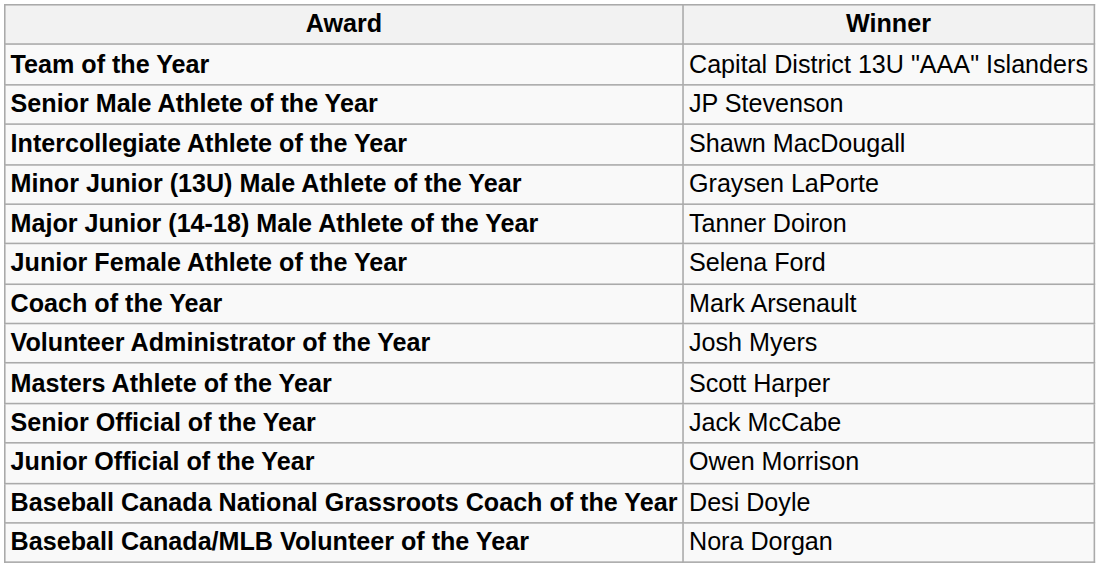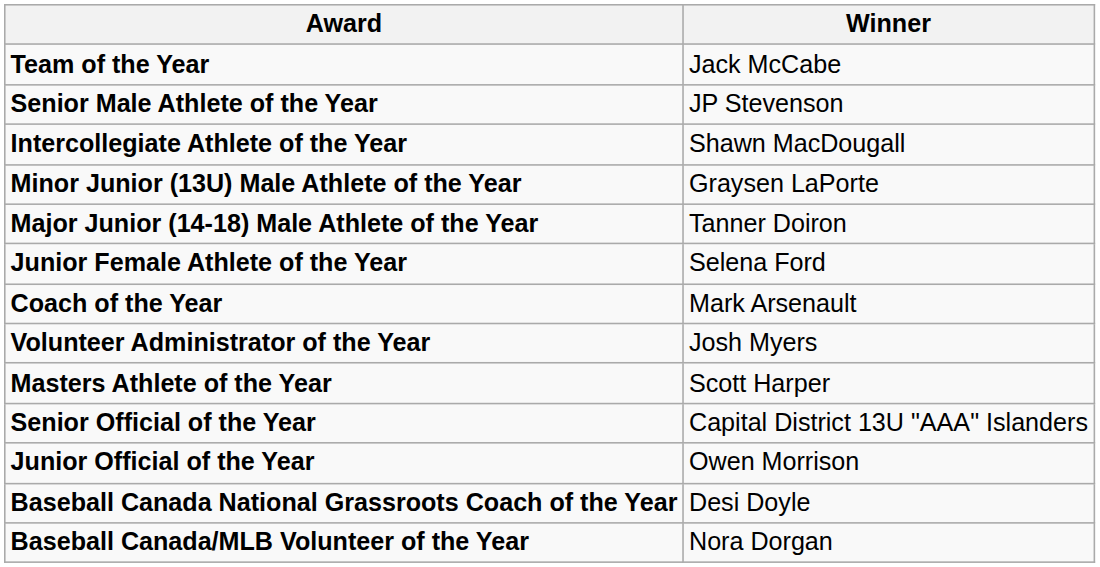(888, 64) Capital District 13U "AAA" Islanders -> (765, 64) Jack McCabe
(765, 422) Jack McCabe -> (888, 422) Capital District 13U "AAA" Islanders
